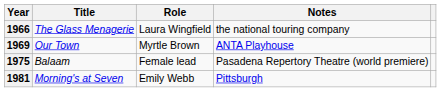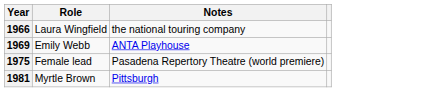- column: (84, 12)
(169, 45) Myrtle Brown -> (62, 45) Emily Webb
(167, 78) Emily Webb -> (65, 78) Myrtle Brown
